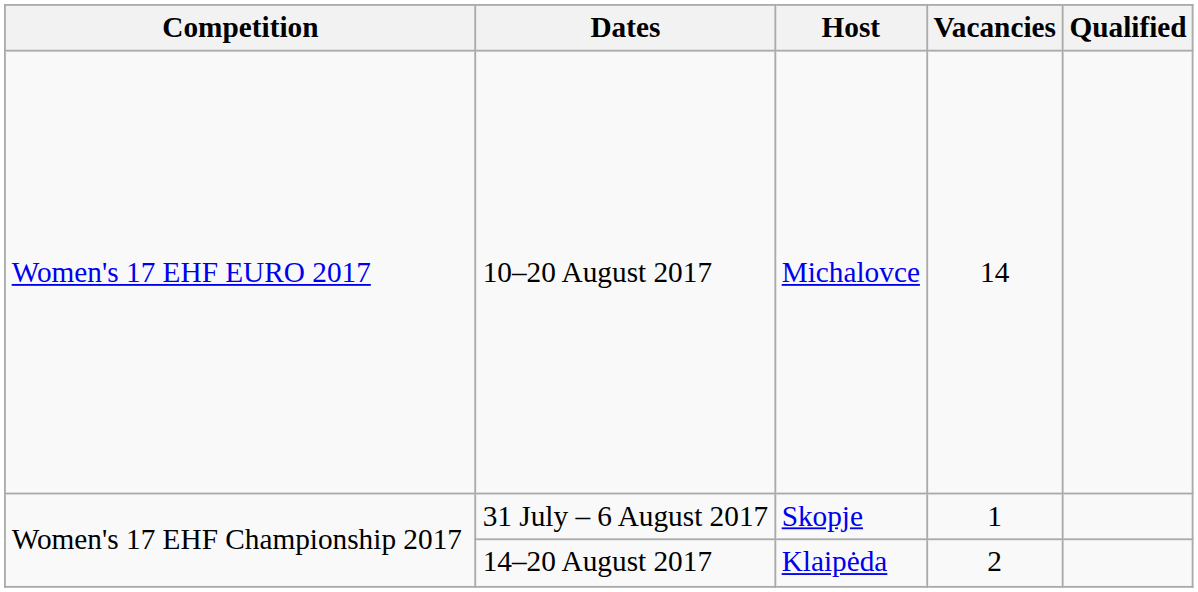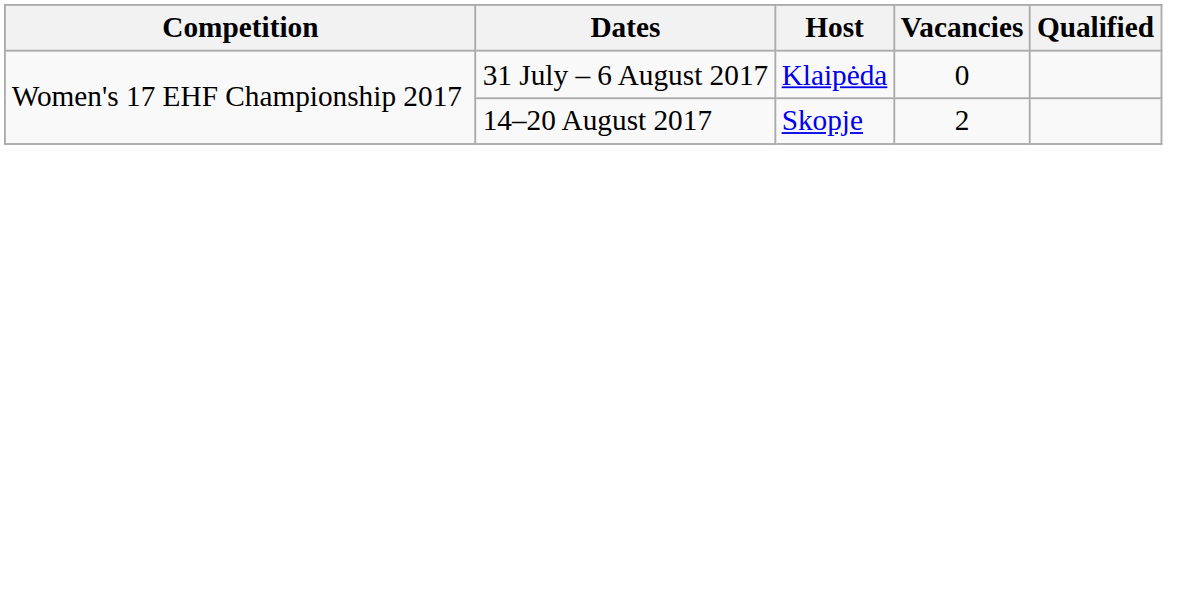- row: (597, 271)
(822, 515) Skopje -> (835, 74) Klaipėda
(995, 515) 1 -> (962, 74) 0
(835, 562) Klaipėda -> (822, 120) Skopje
